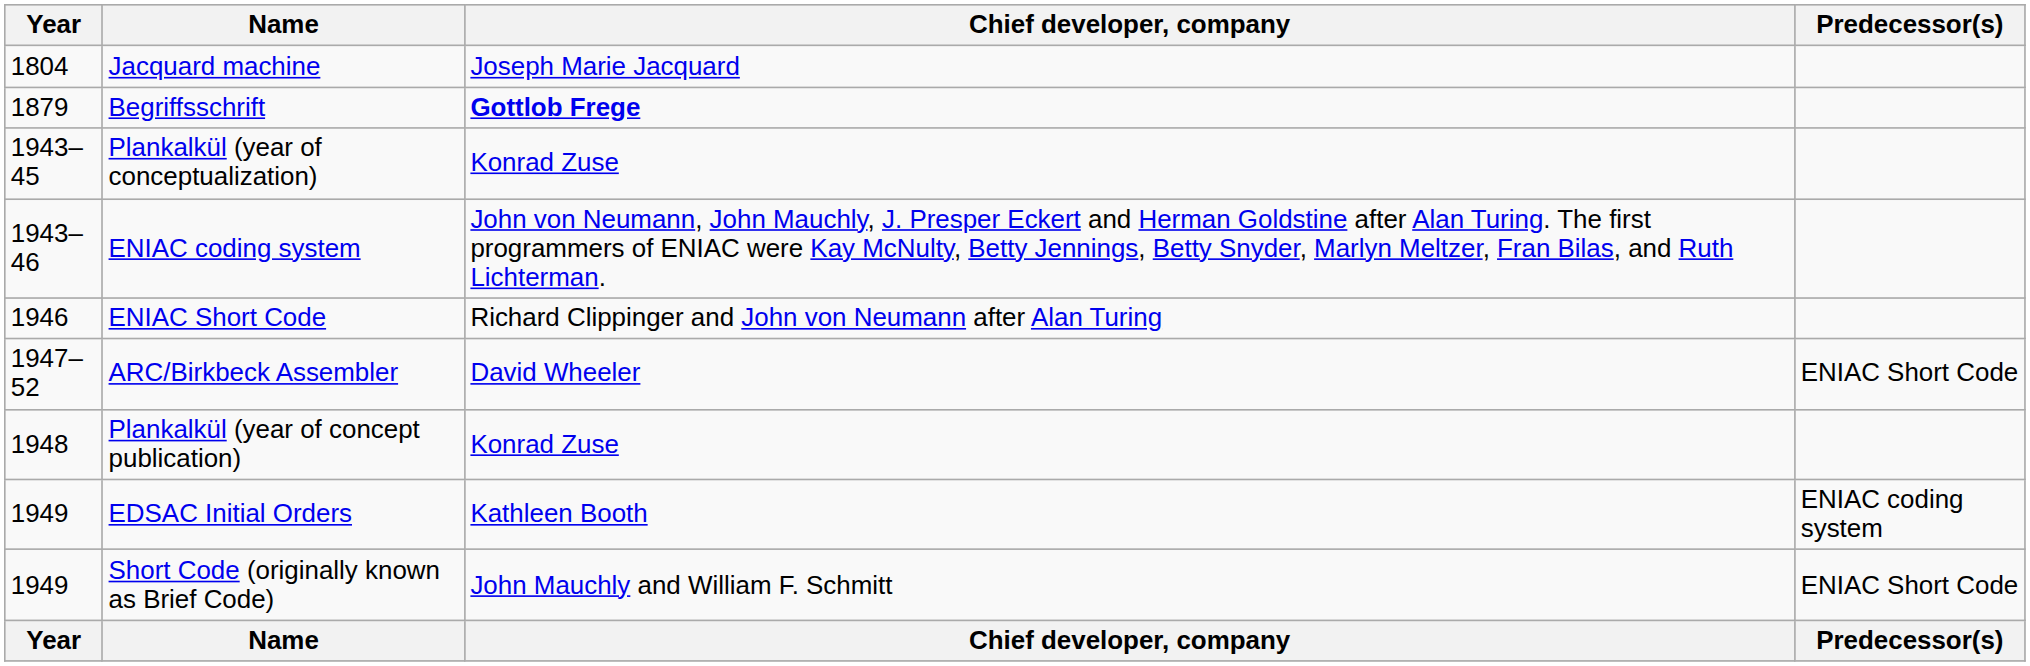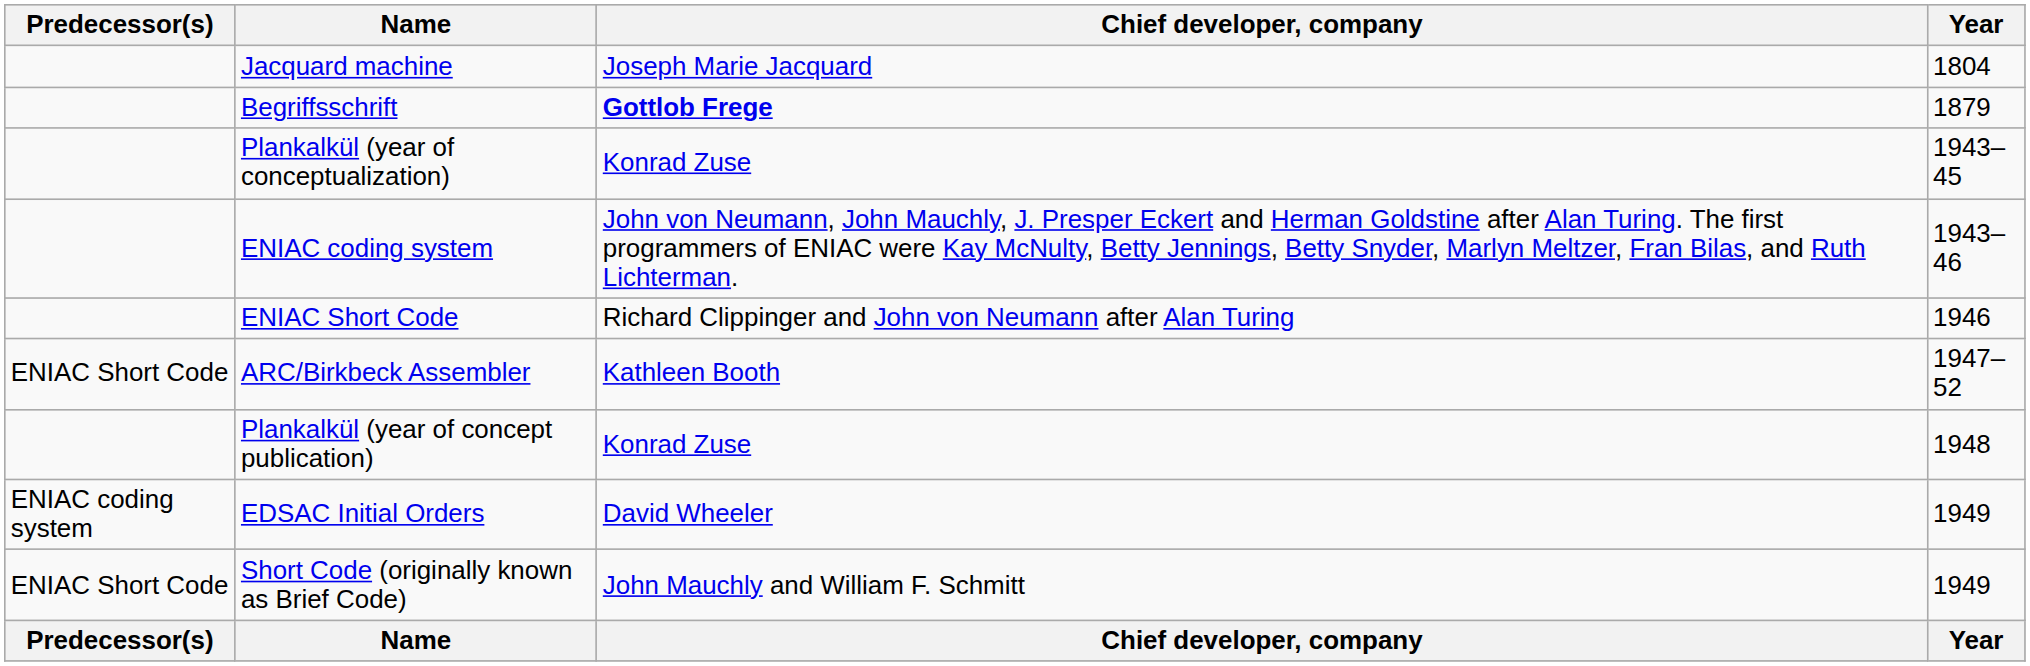columns swapped: (54, 25) <-> (1910, 25)
(555, 373) David Wheeler -> (691, 373) Kathleen Booth
(559, 514) Kathleen Booth -> (688, 514) David Wheeler
